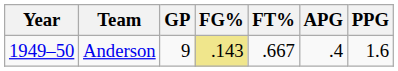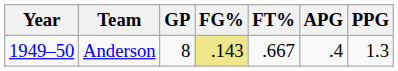(186, 50) 9 -> (186, 50) 8
(377, 50) 1.6 -> (377, 50) 1.3
